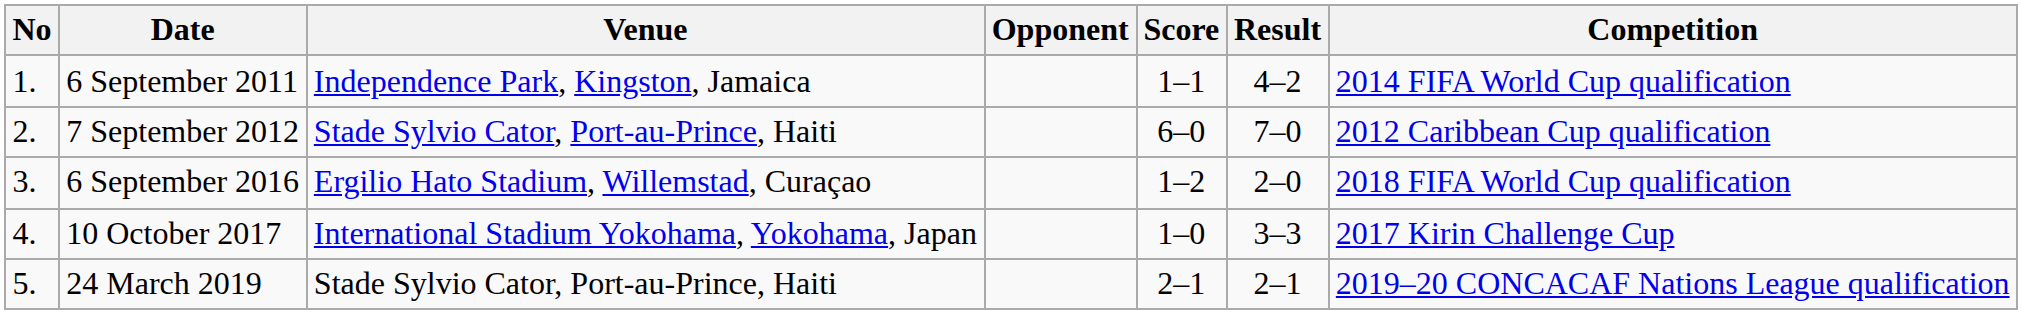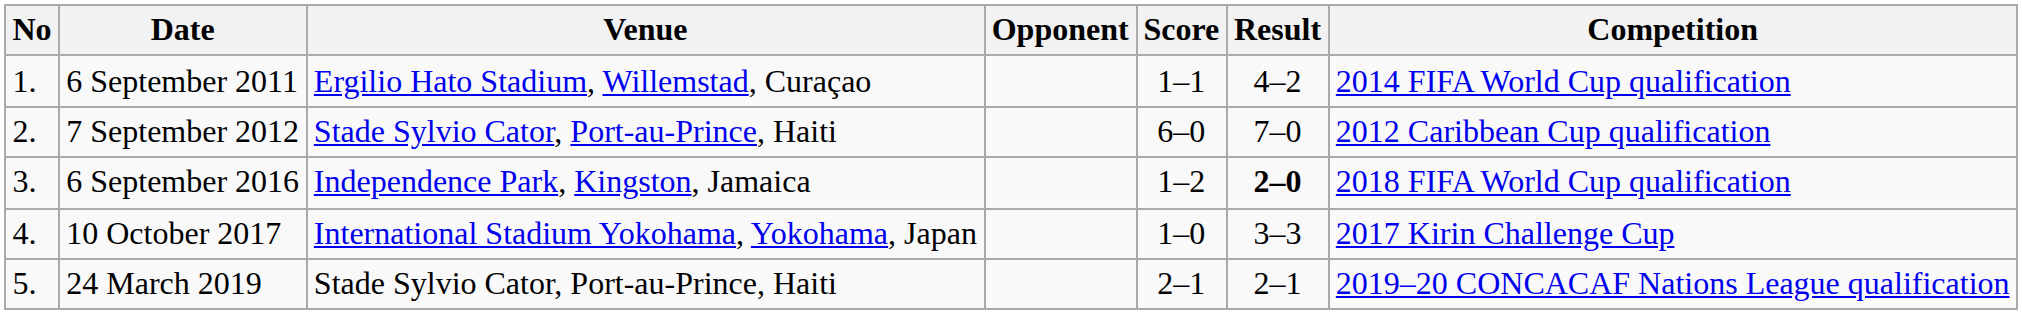(562, 80) Independence Park, Kingston, Jamaica -> (593, 80) Ergilio Hato Stadium, Willemstad, Curaçao
(593, 182) Ergilio Hato Stadium, Willemstad, Curaçao -> (562, 182) Independence Park, Kingston, Jamaica
(1278, 182) normal -> (1278, 182) bold
